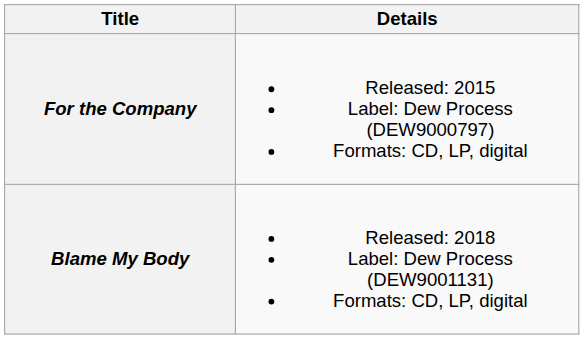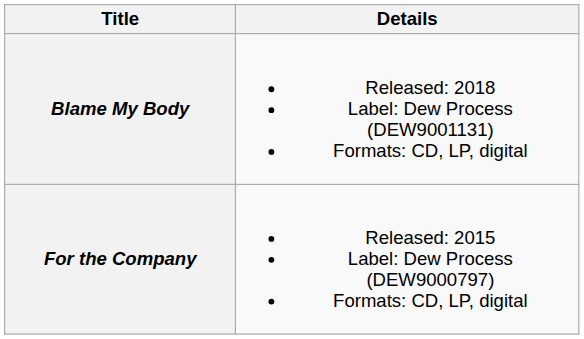rows swapped: (120, 108) <-> (120, 259)
